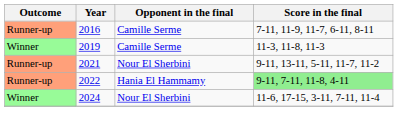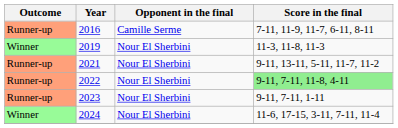(149, 47) Camille Serme -> (154, 47) Nour El Sherbini
(161, 81) Hania El Hammamy -> (154, 81) Nour El Sherbini
+ row: (89, 98)
